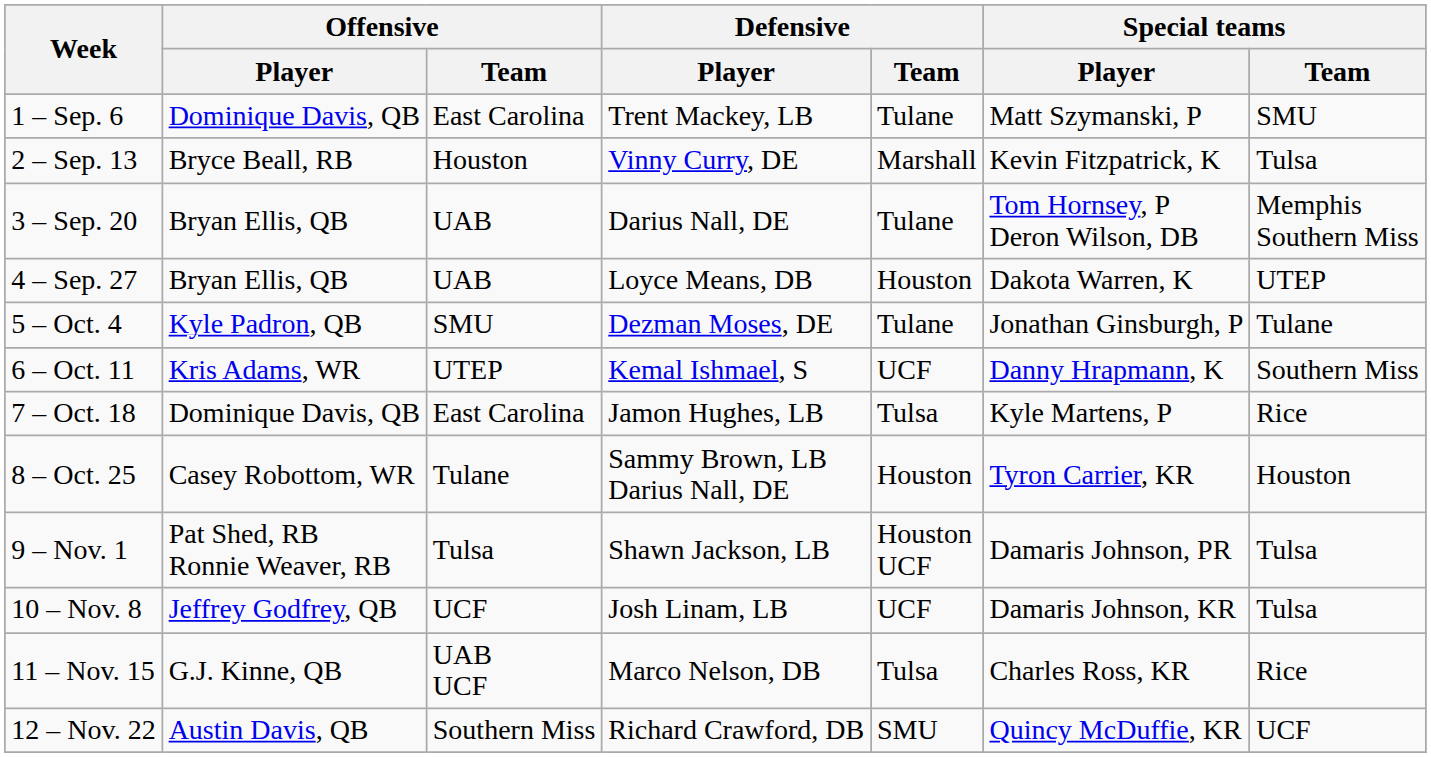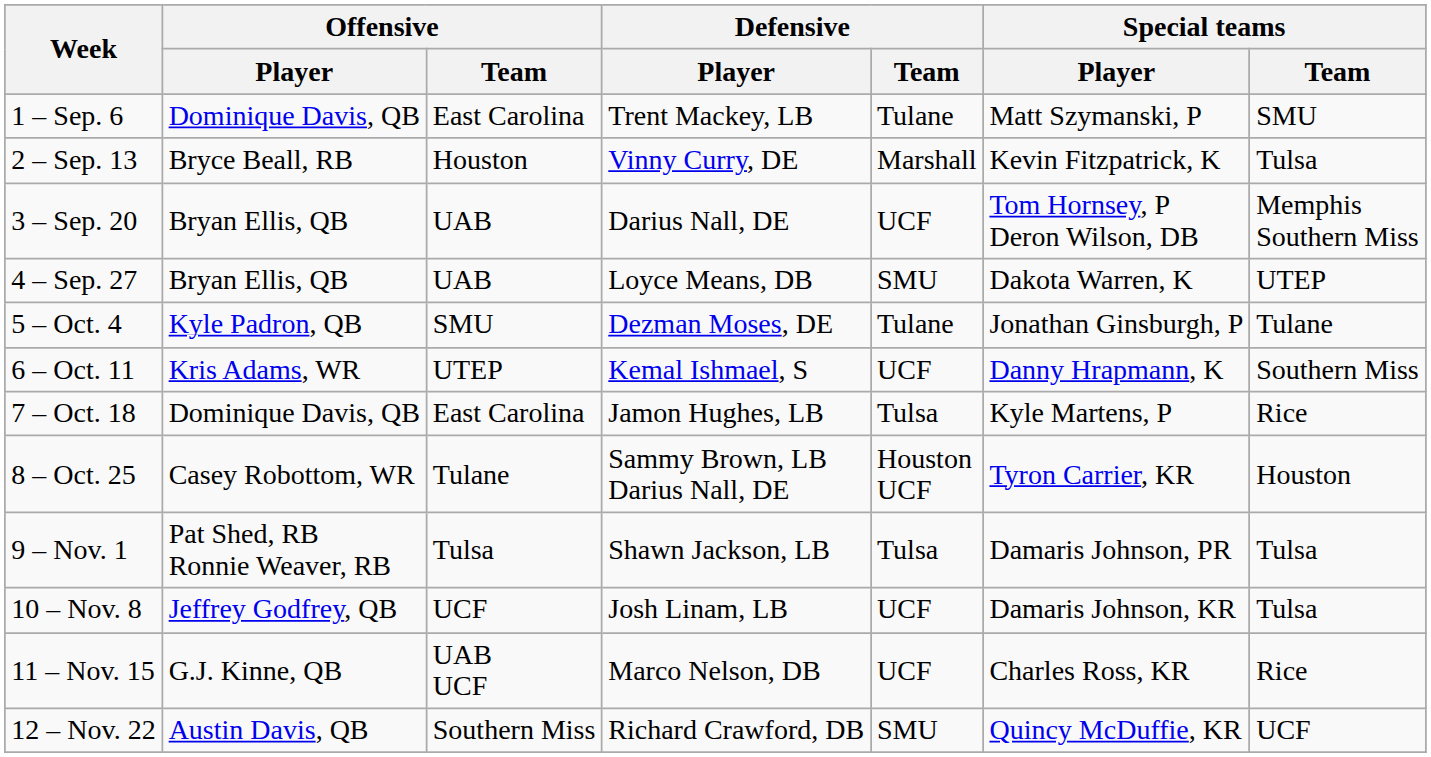(915, 220) Tulane -> (904, 220) UCF
(924, 280) Houston -> (907, 280) SMU
(924, 473) Houston -> (924, 473) Houston UCF
(924, 549) Houston UCF -> (908, 549) Tulsa
(908, 669) Tulsa -> (904, 669) UCF
